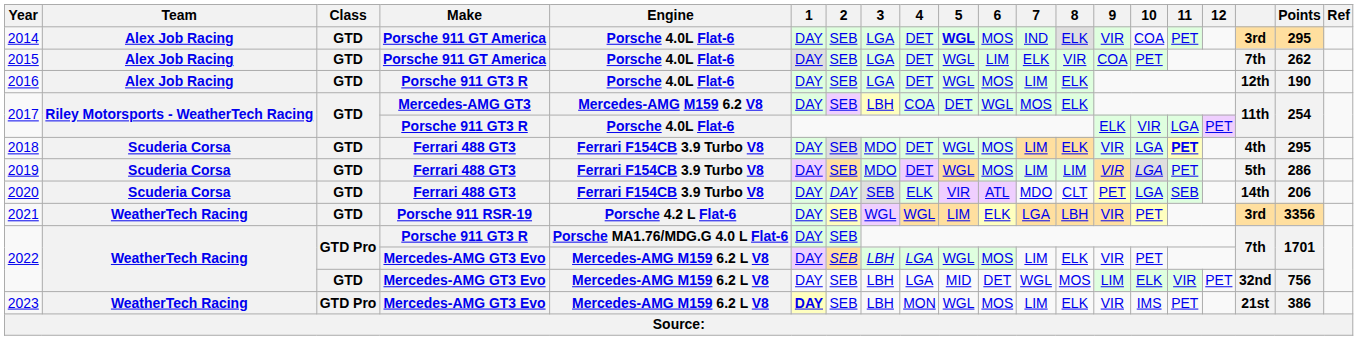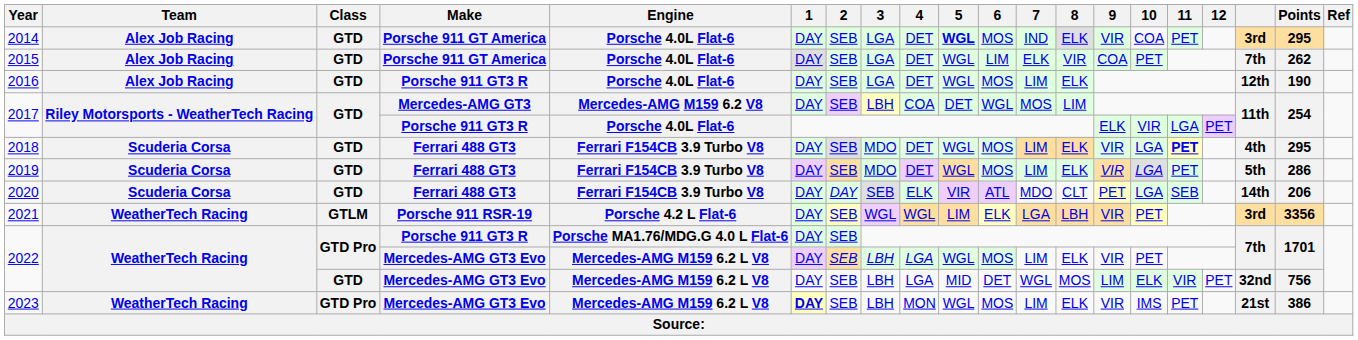(1075, 104) ELK -> (1075, 104) LIM
(1075, 170) LIM -> (1075, 170) ELK
(348, 215) GTD -> (348, 215) GTLM
